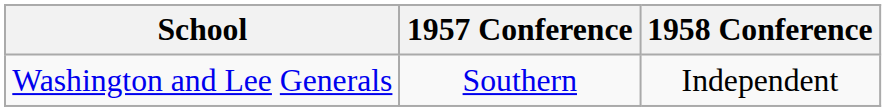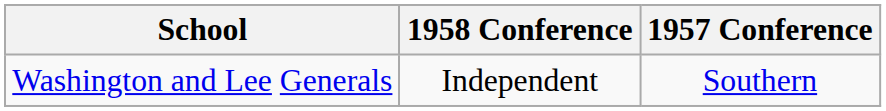columns swapped: (520, 29) <-> (760, 29)
